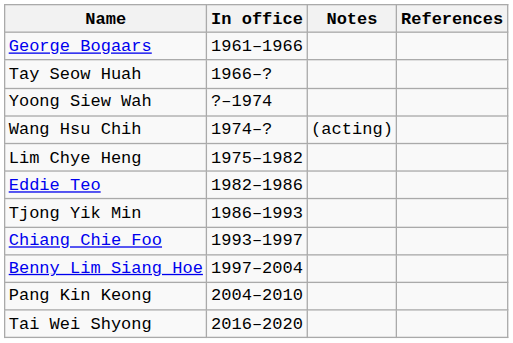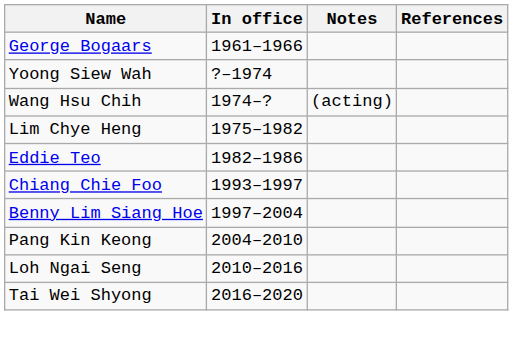- row: (75, 74)
- row: (75, 213)
+ row: (75, 268)
